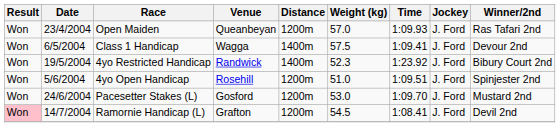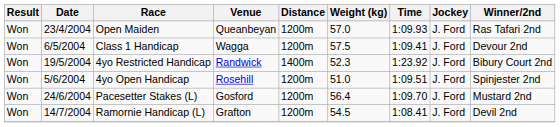(297, 46) 1400m -> (297, 46) 1200m
(340, 96) 53.0 -> (340, 96) 56.4
(18, 113) pink background -> (18, 113) no background
